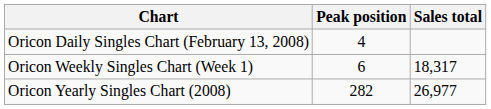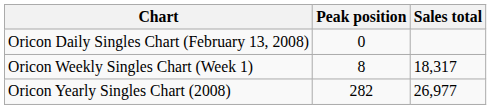(361, 41) 4 -> (361, 41) 0
(361, 66) 6 -> (361, 66) 8
